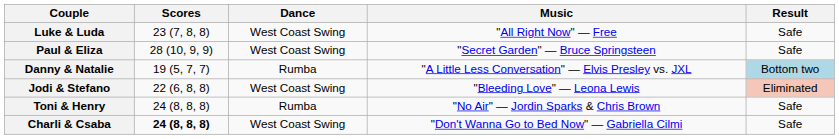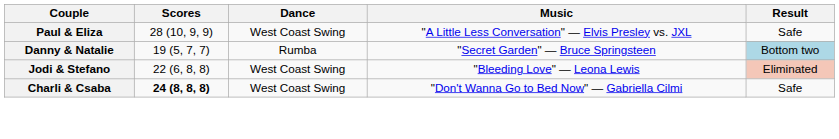- row: (69, 32)
(557, 50) "Secret Garden" — Bruce Springsteen -> (557, 32) "A Little Less Conversation" — Elvis Presley vs. JXL
(557, 69) "A Little Less Conversation" — Elvis Presley vs. JXL -> (557, 50) "Secret Garden" — Bruce Springsteen
- row: (69, 106)
